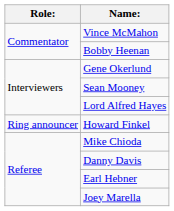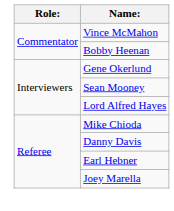- row: (117, 123)
